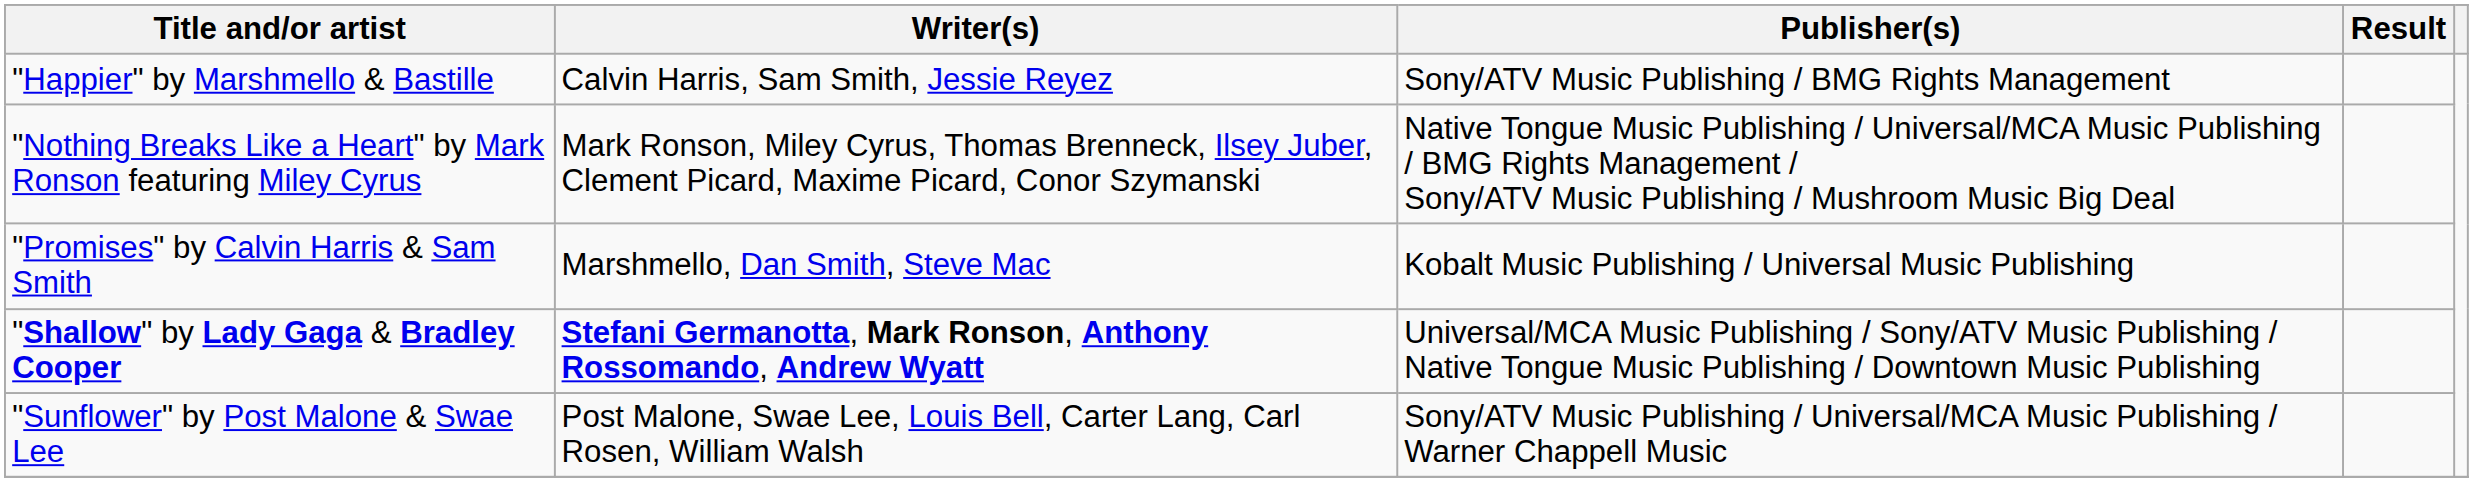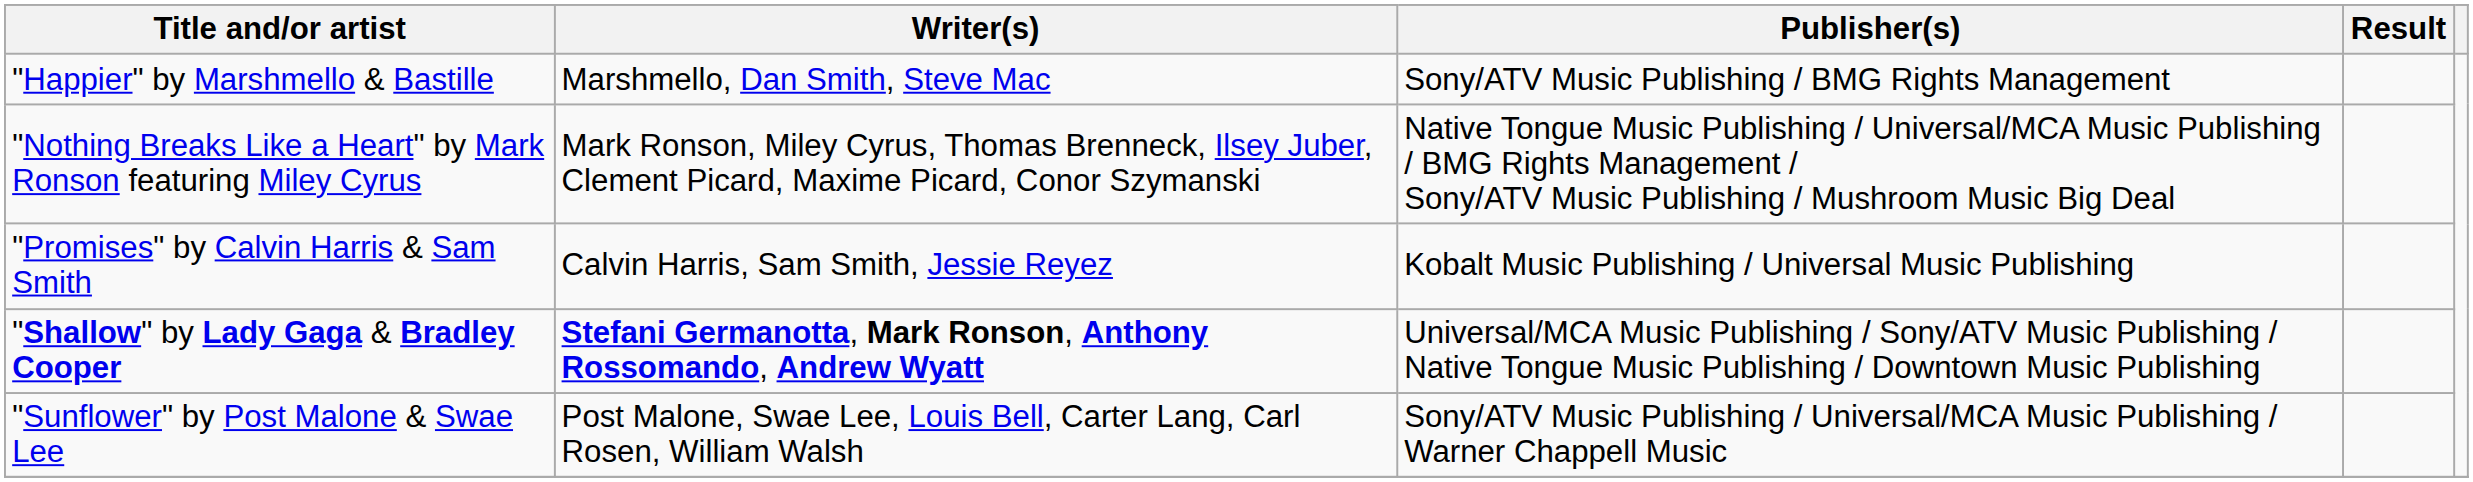(837, 78) Calvin Harris, Sam Smith, Jessie Reyez -> (806, 78) Marshmello, Dan Smith, Steve Mac
(806, 265) Marshmello, Dan Smith, Steve Mac -> (837, 265) Calvin Harris, Sam Smith, Jessie Reyez
